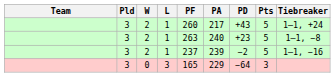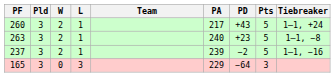columns swapped: (61, 11) <-> (190, 11)
